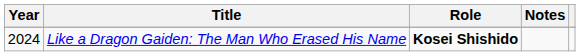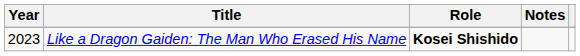(24, 39) 2024 -> (24, 39) 2023
